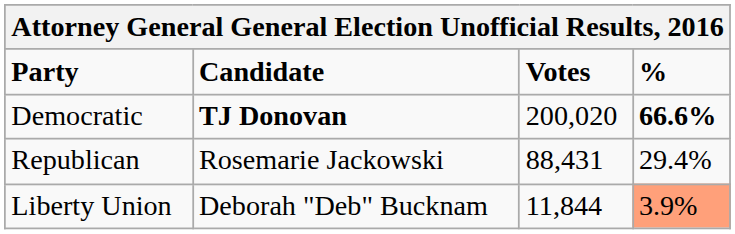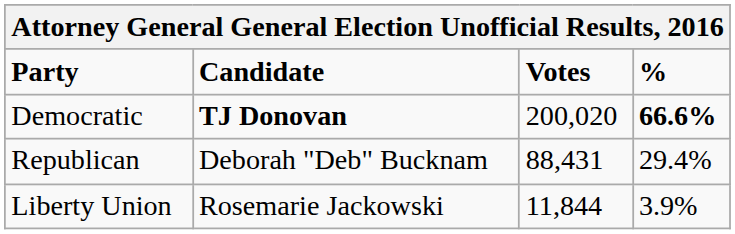(321, 160) Rosemarie Jackowski -> (343, 160) Deborah "Deb" Bucknam
(343, 205) Deborah "Deb" Bucknam -> (321, 205) Rosemarie Jackowski
(668, 205) lightsalmon background -> (668, 205) no background
